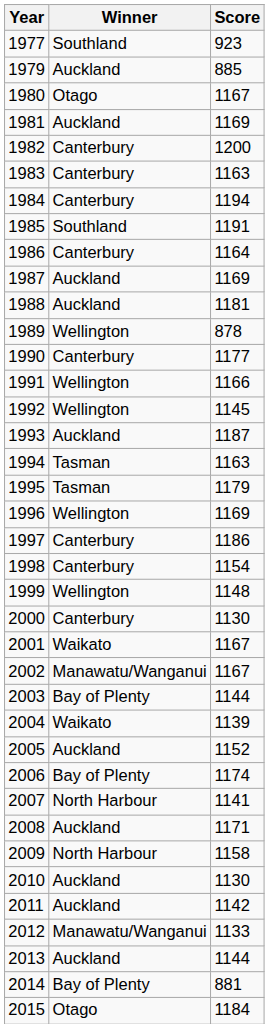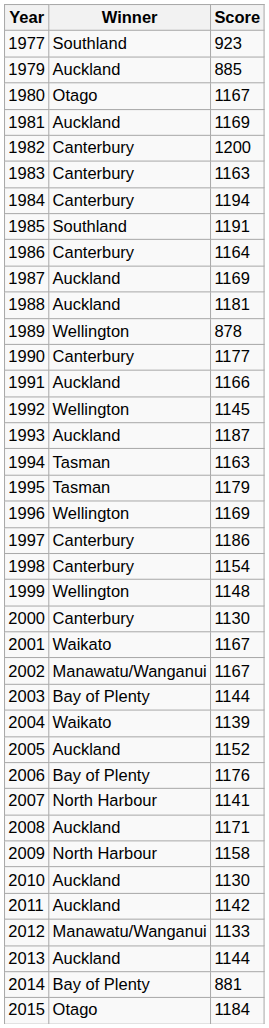(91, 383) Wellington -> (86, 383) Auckland
(232, 775) 1174 -> (232, 775) 1176
